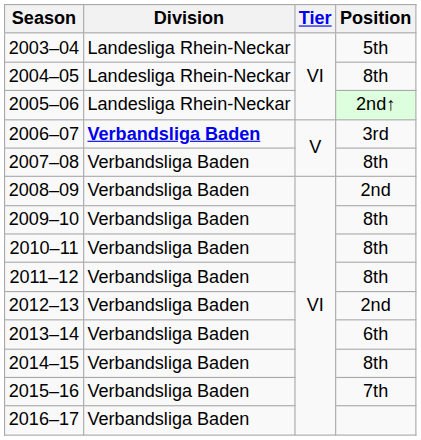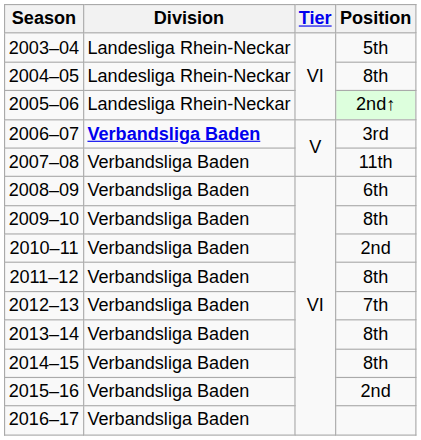(376, 162) 8th -> (376, 162) 11th
(376, 190) 2nd -> (376, 190) 6th
(376, 248) 8th -> (376, 248) 2nd
(376, 305) 2nd -> (376, 305) 7th
(376, 334) 6th -> (376, 334) 8th
(376, 391) 7th -> (376, 391) 2nd
